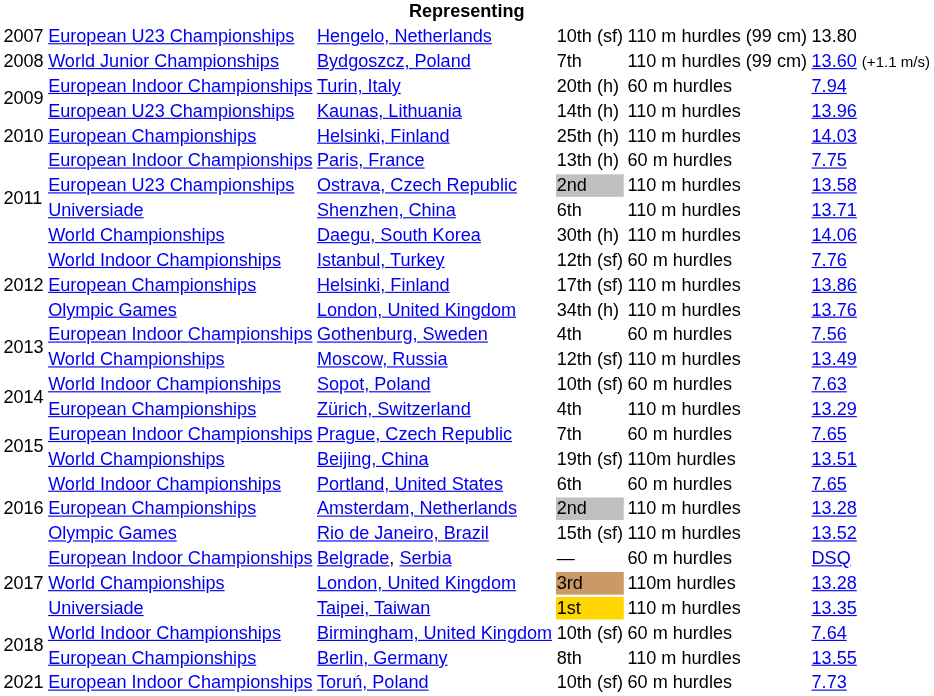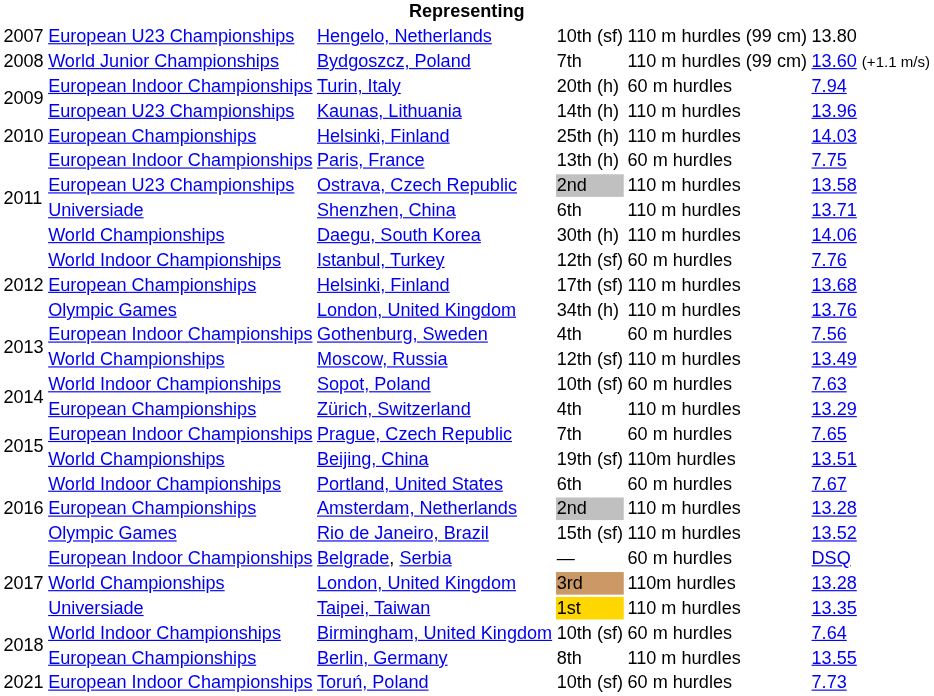(834, 284) 13.86 -> (834, 284) 13.68
(829, 483) 7.65 -> (829, 483) 7.67
